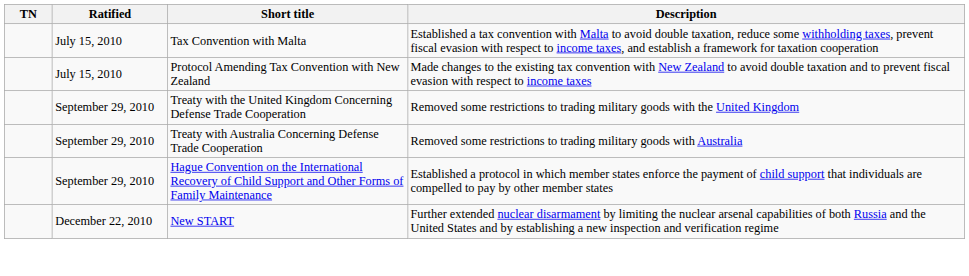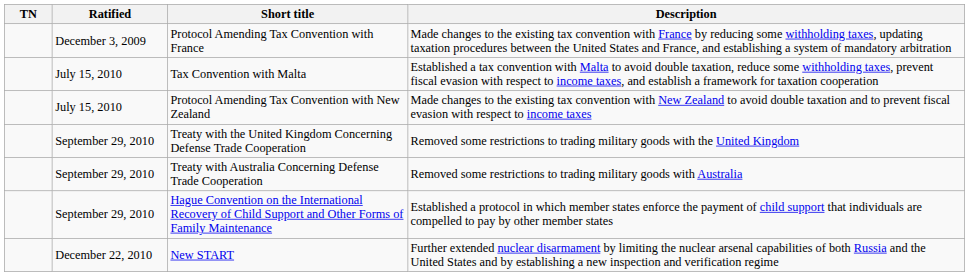+ row: (272, 40)
